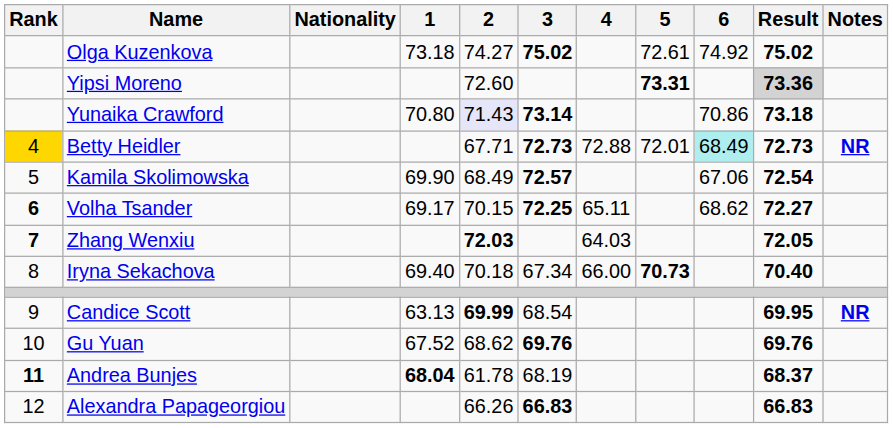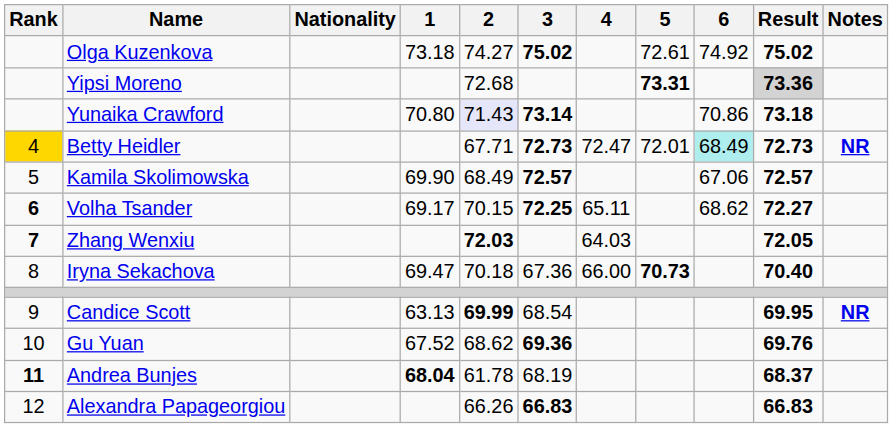(489, 83) 72.60 -> (489, 83) 72.68
(606, 146) 72.88 -> (606, 146) 72.47
(788, 177) 72.54 -> (788, 177) 72.57
(430, 271) 69.40 -> (430, 271) 69.47
(547, 271) 67.34 -> (547, 271) 67.36
(547, 344) 69.76 -> (547, 344) 69.36
